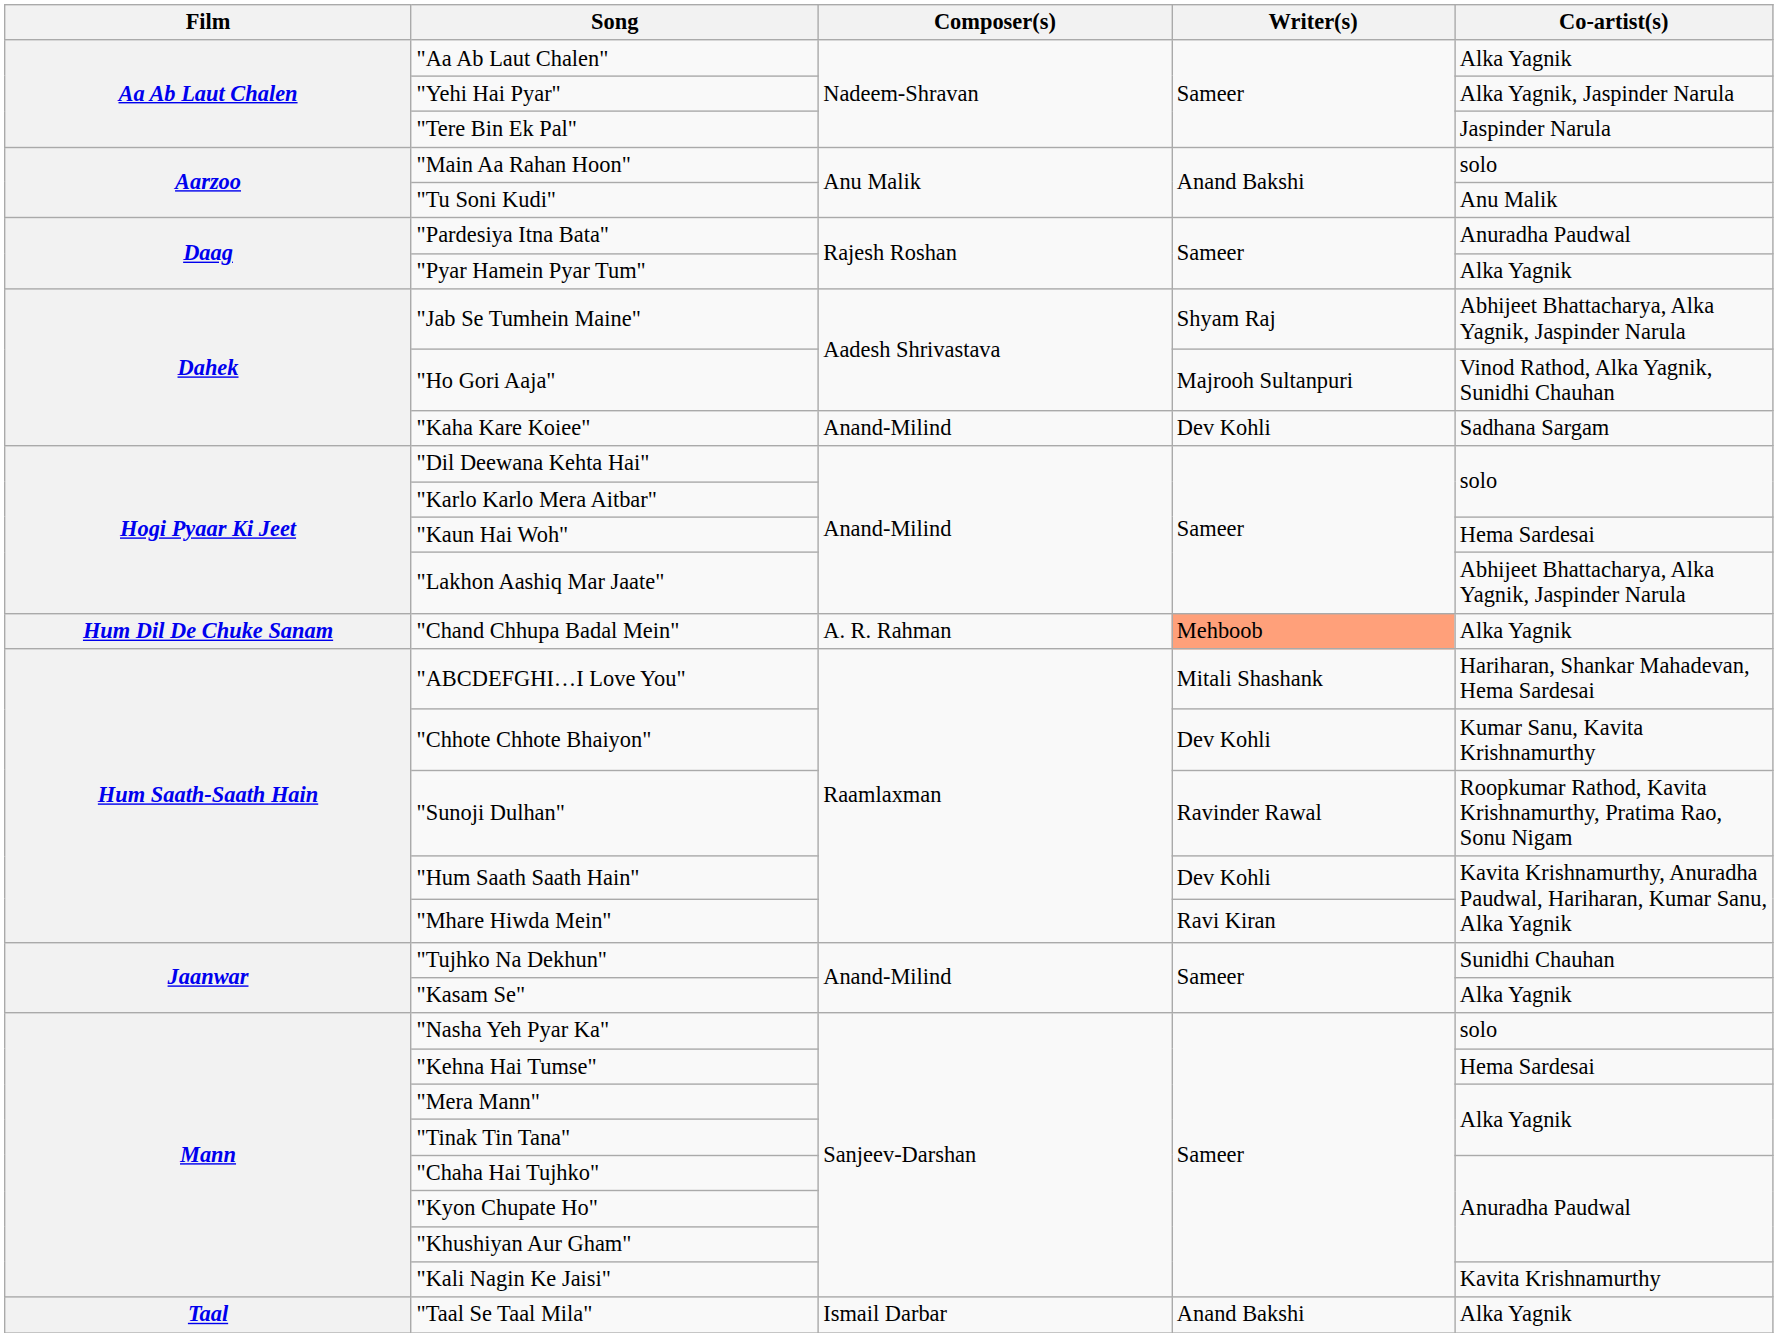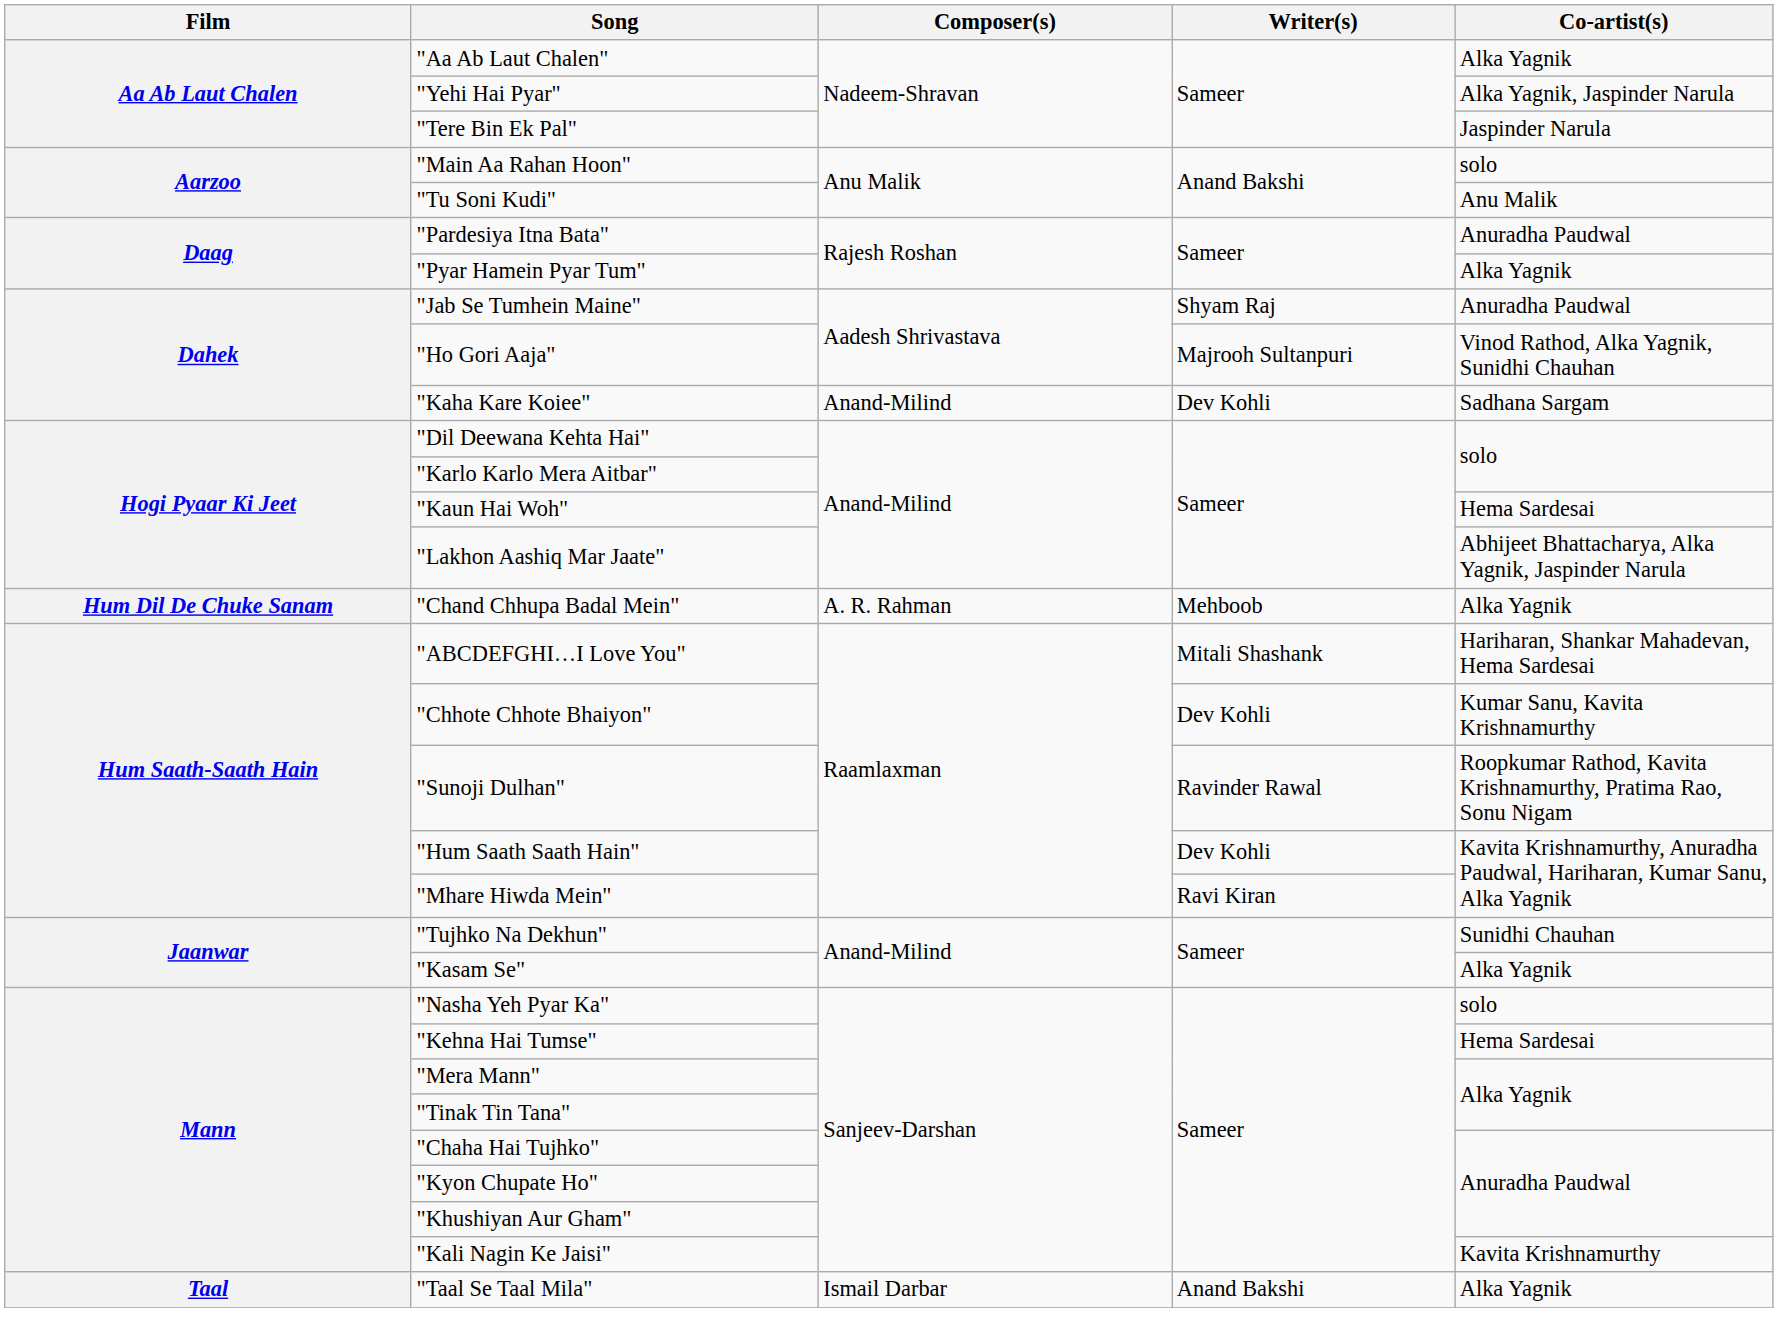(1587, 319) Abhijeet Bhattacharya, Alka Yagnik, Jaspinder Narula -> (1545, 306) Anuradha Paudwal
(1220, 630) lightsalmon background -> (1220, 605) no background
